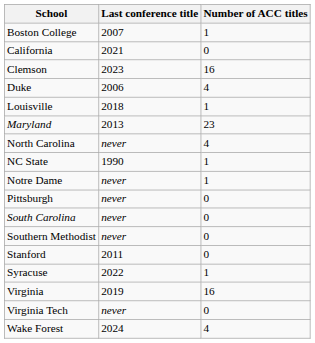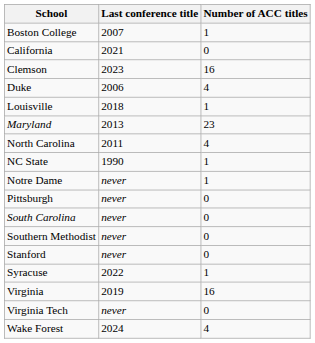(114, 143) never -> (112, 143) 2011
(112, 254) 2011 -> (114, 254) never
